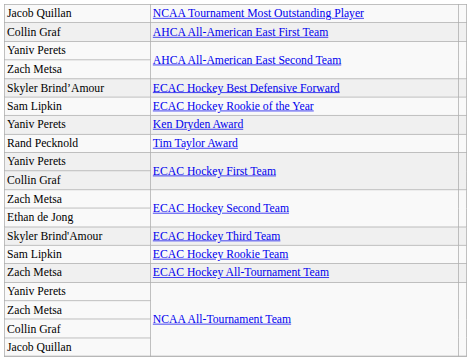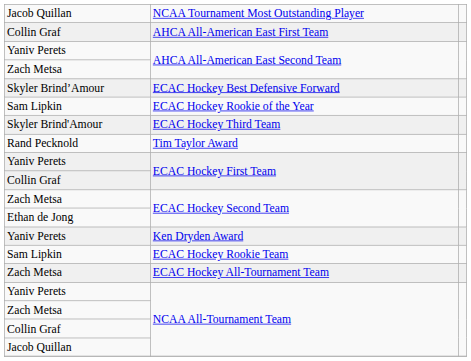rows swapped: (36, 124) <-> (55, 236)
